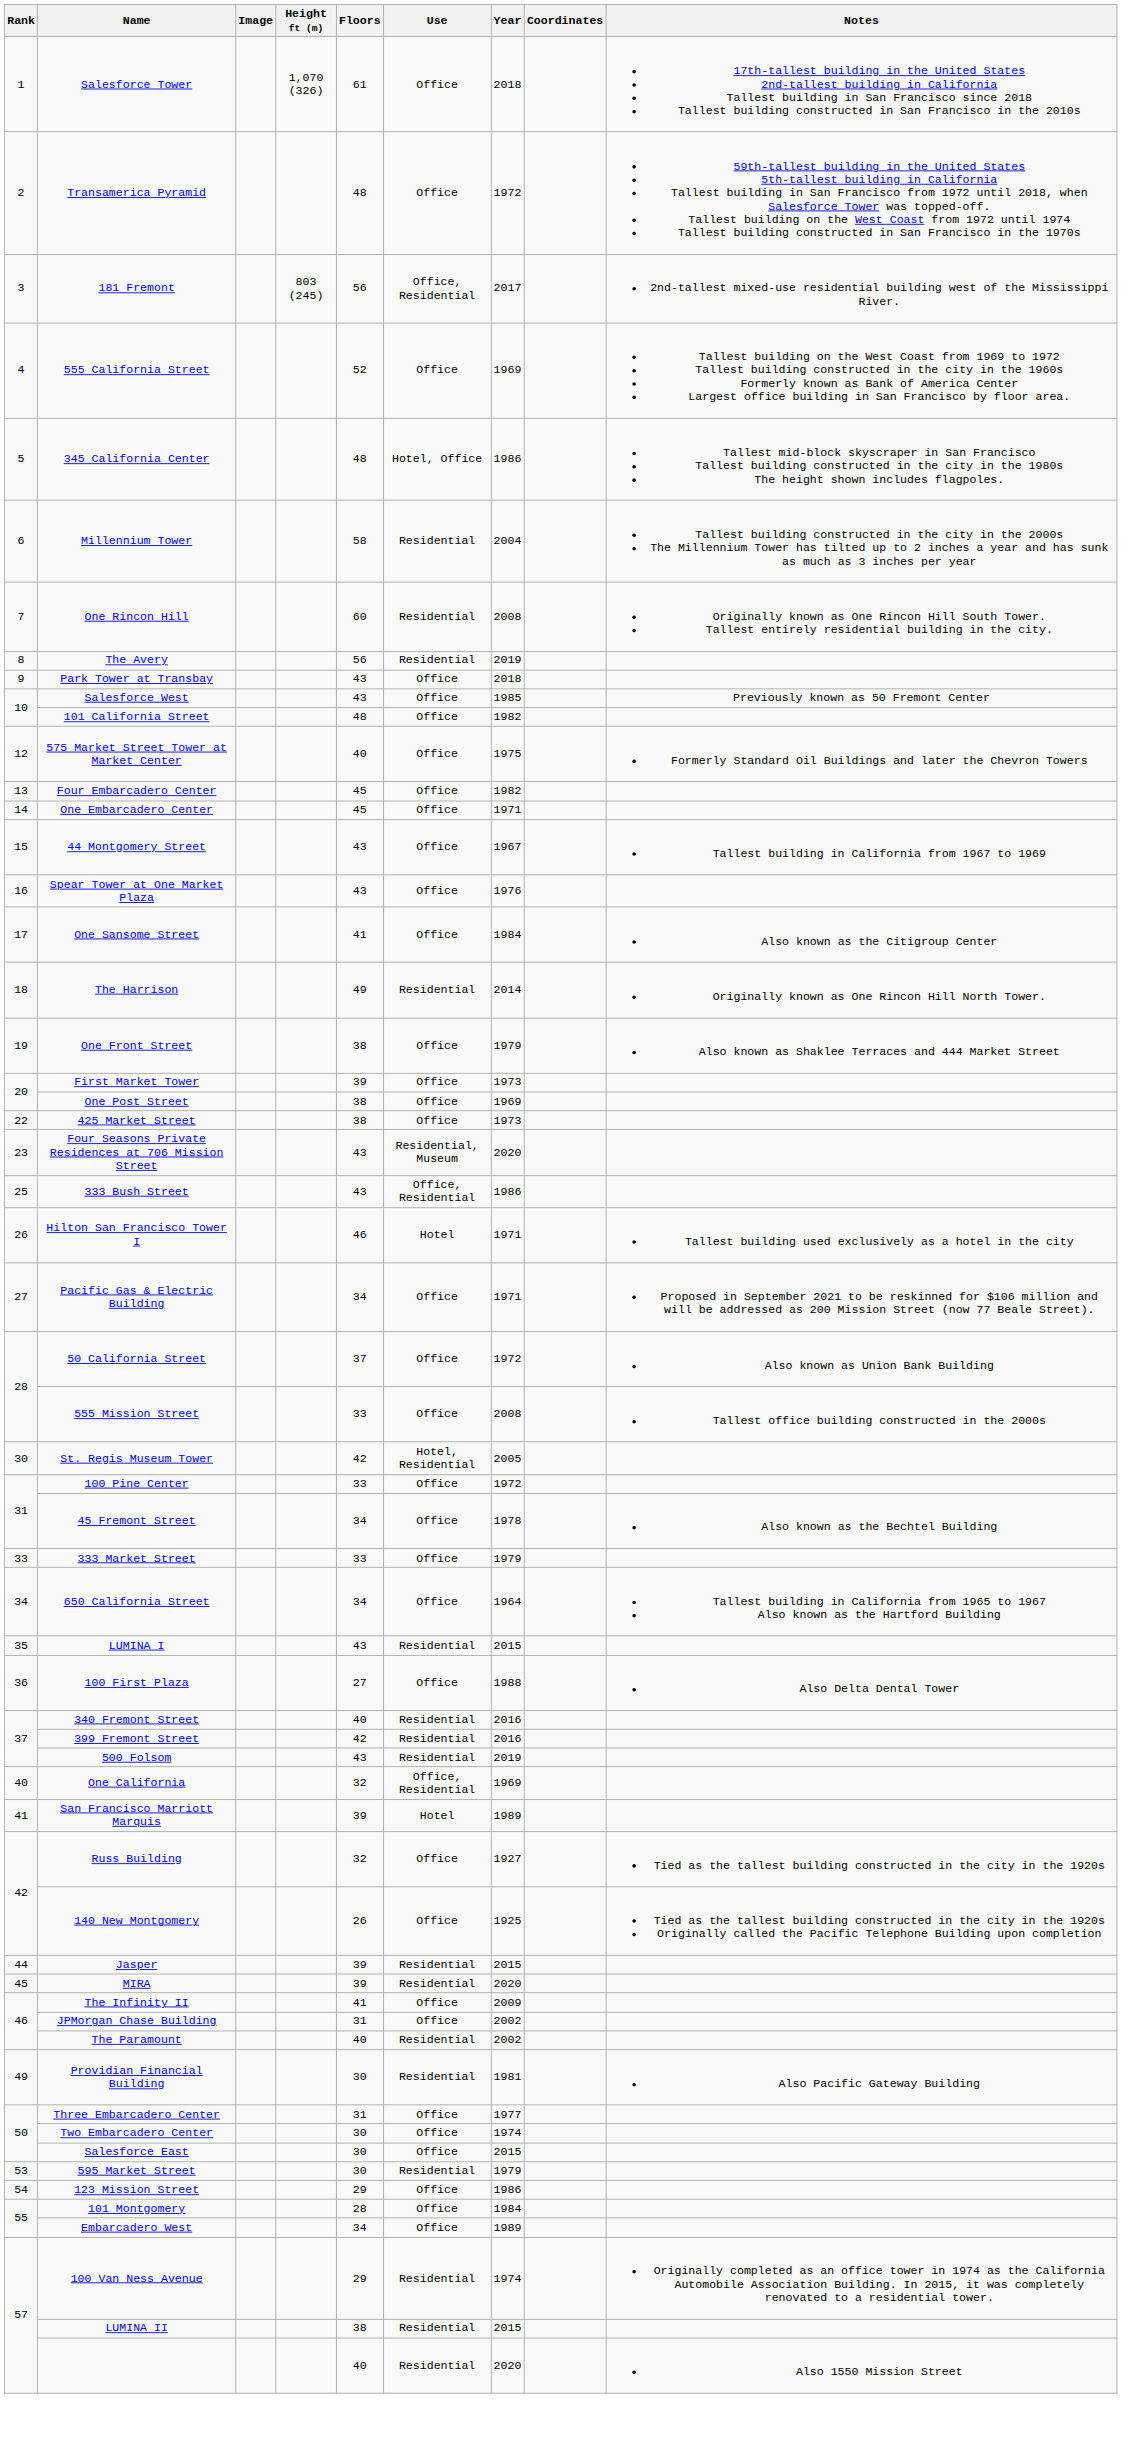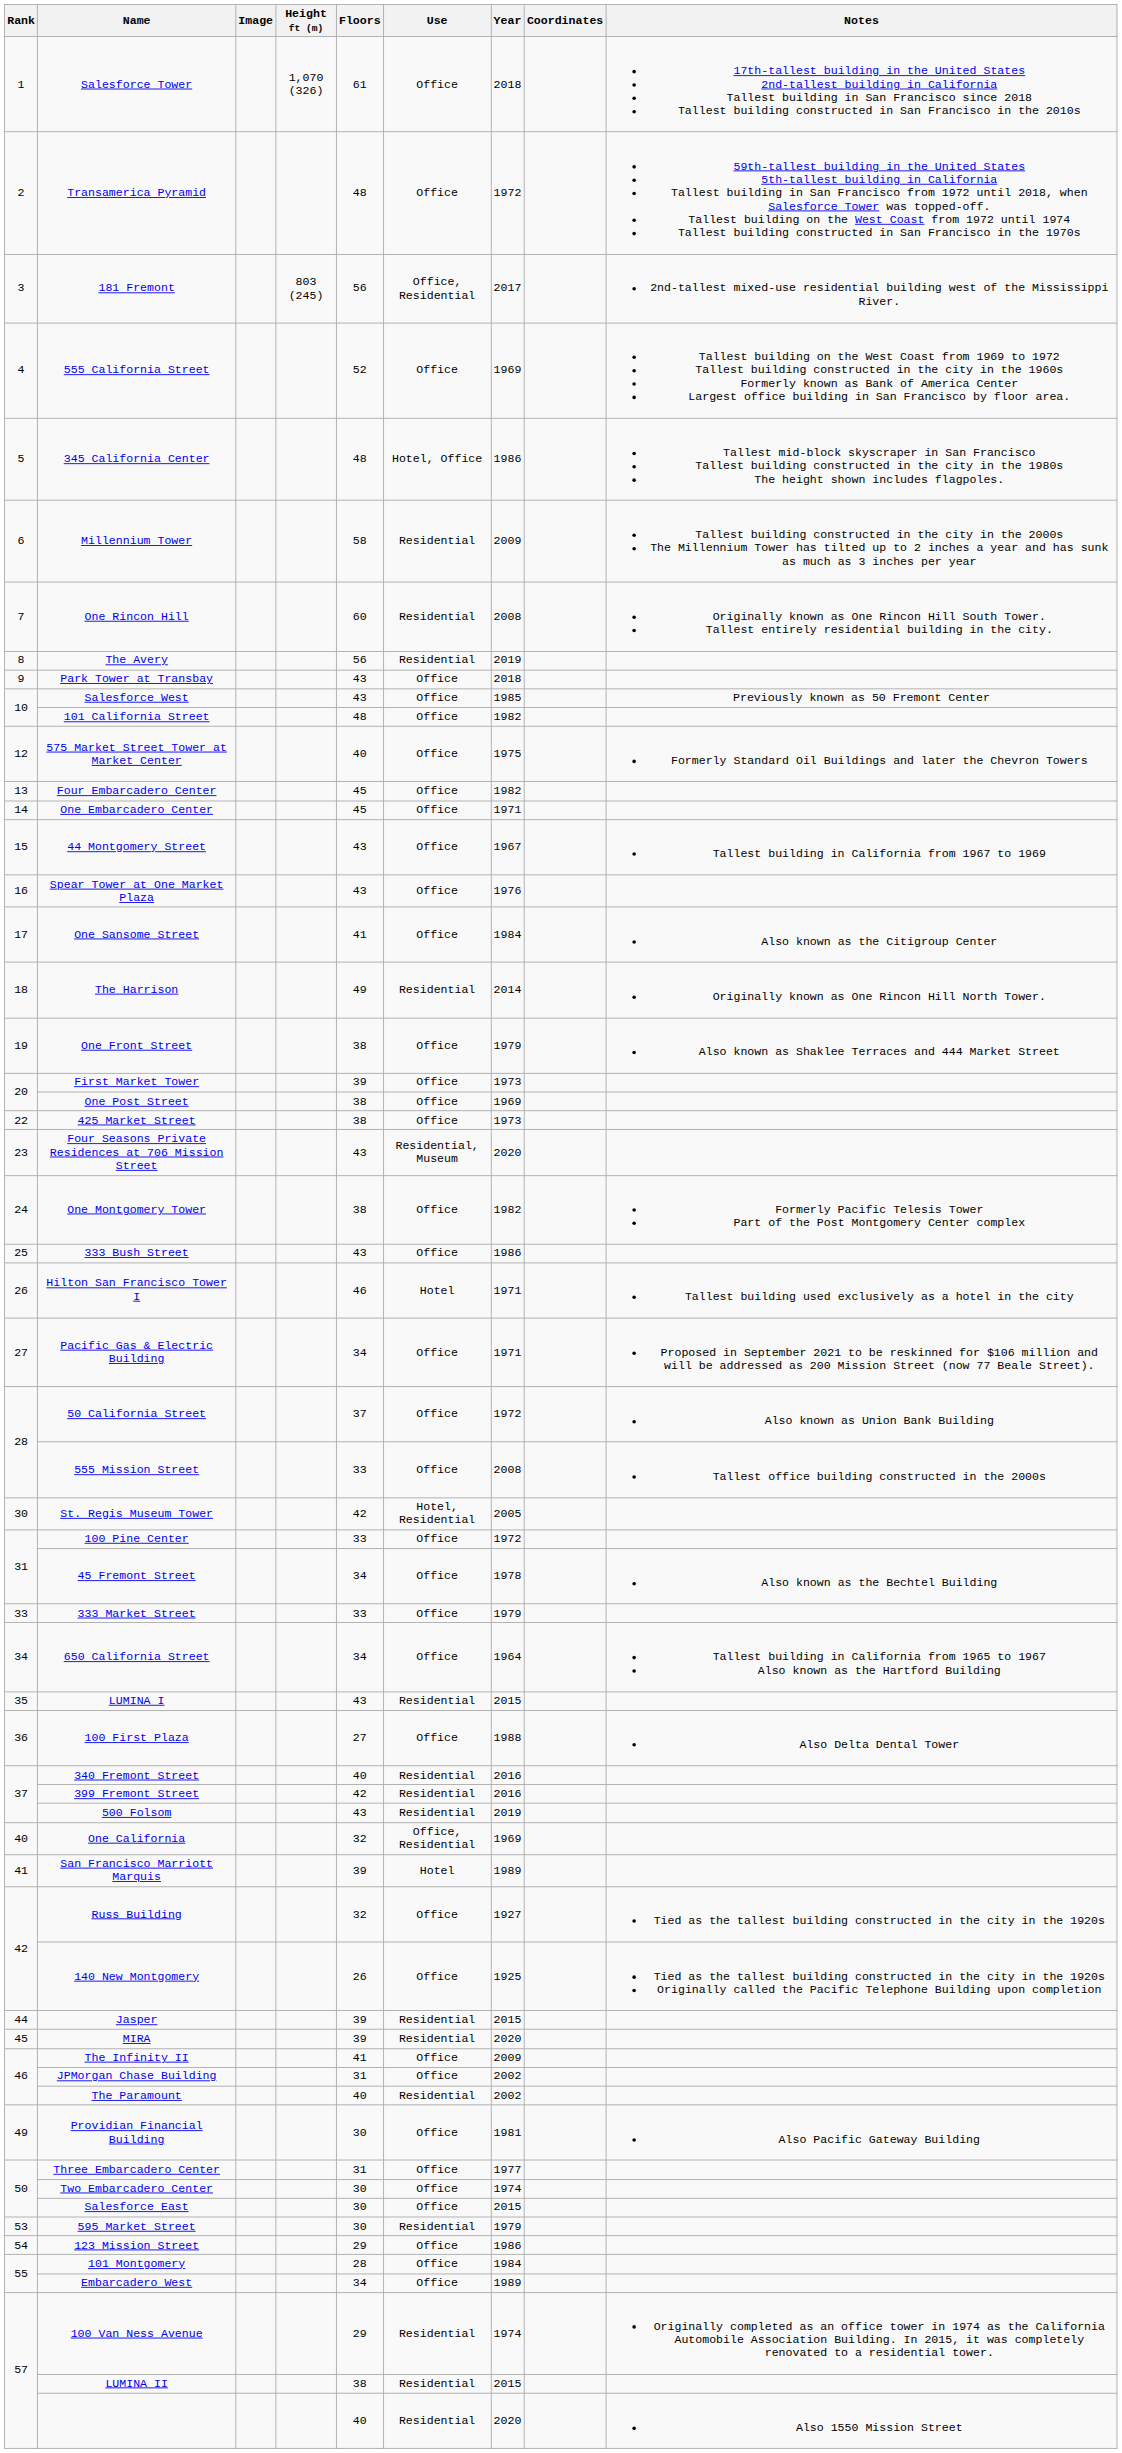(507, 541) 2004 -> (507, 541) 2009
+ row: (137, 1210)
(437, 1191) Office, Residential -> (437, 1253) Office
(437, 2077) Residential -> (437, 2133) Office
